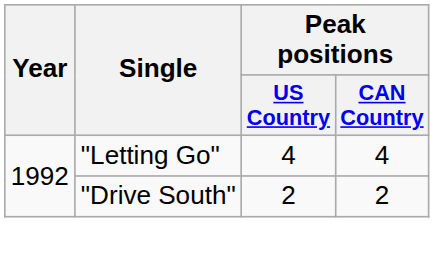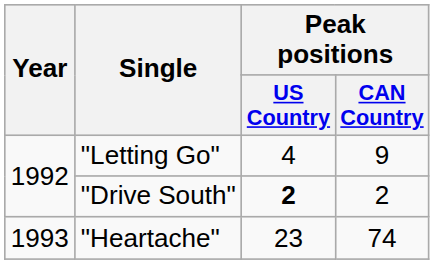(382, 155) 4 -> (382, 155) 9
(288, 196) normal -> (288, 196) bold
+ row: (150, 237)
